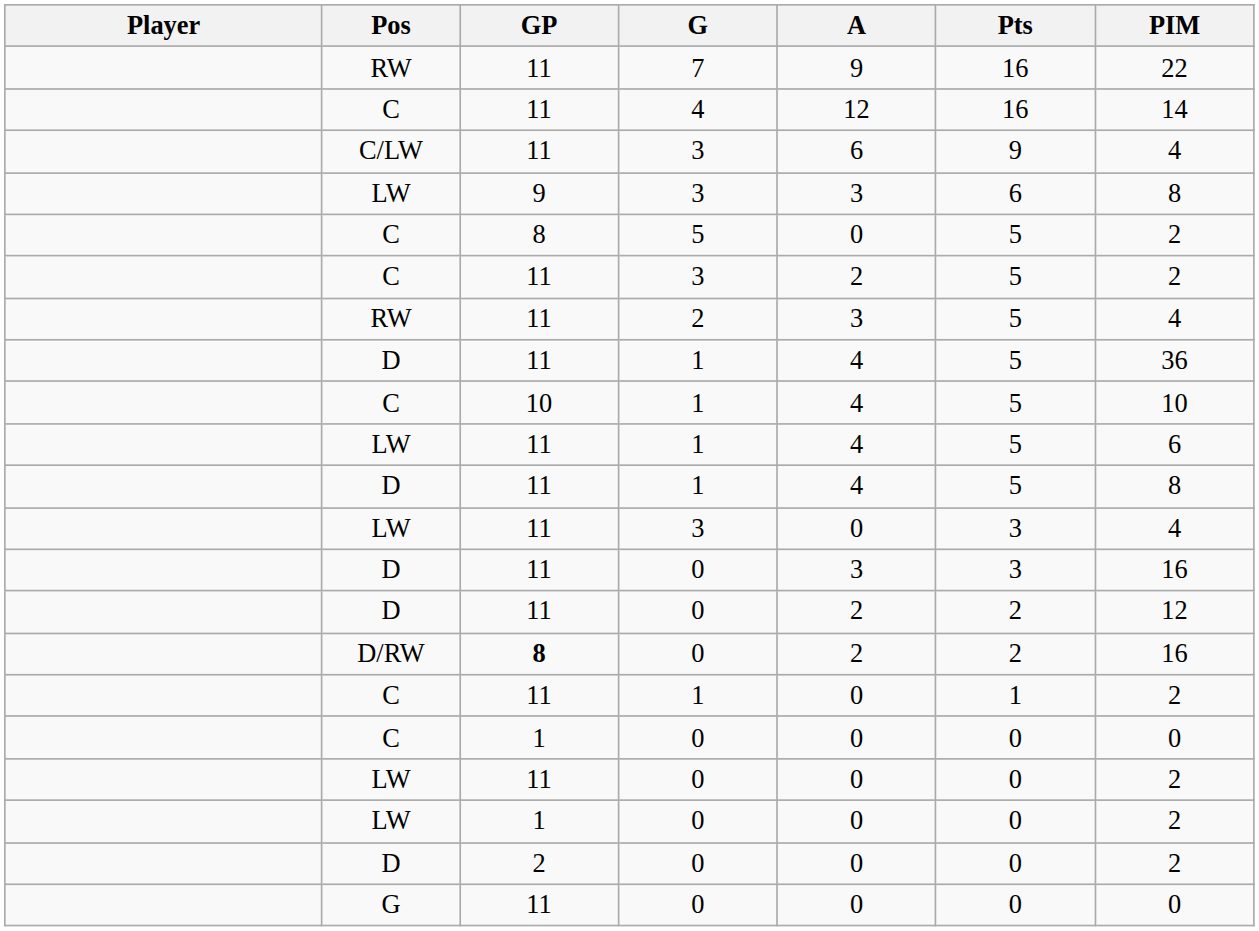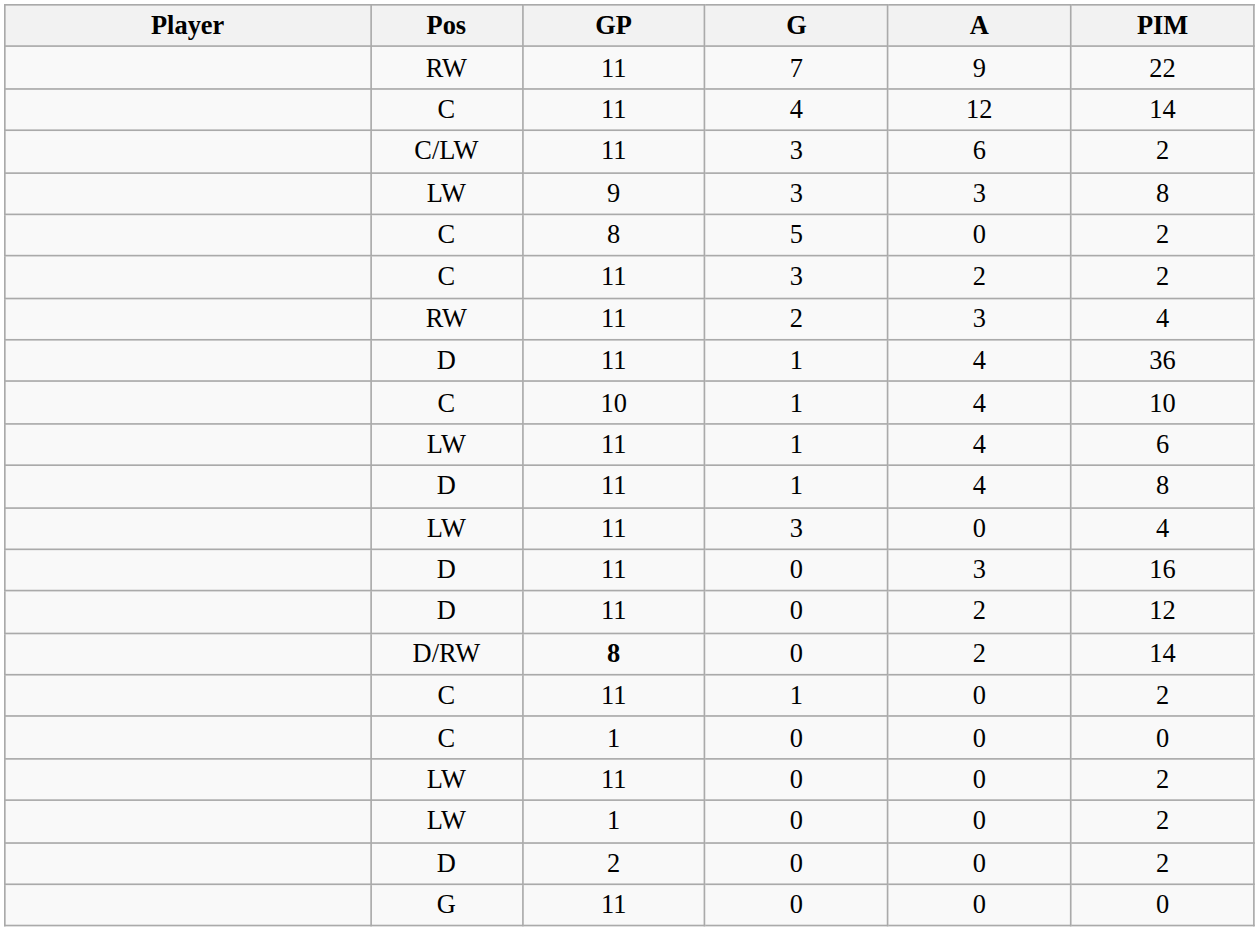- column: (1015, 25)
(1175, 151) 4 -> (1163, 151) 2
(1175, 653) 16 -> (1163, 653) 14
